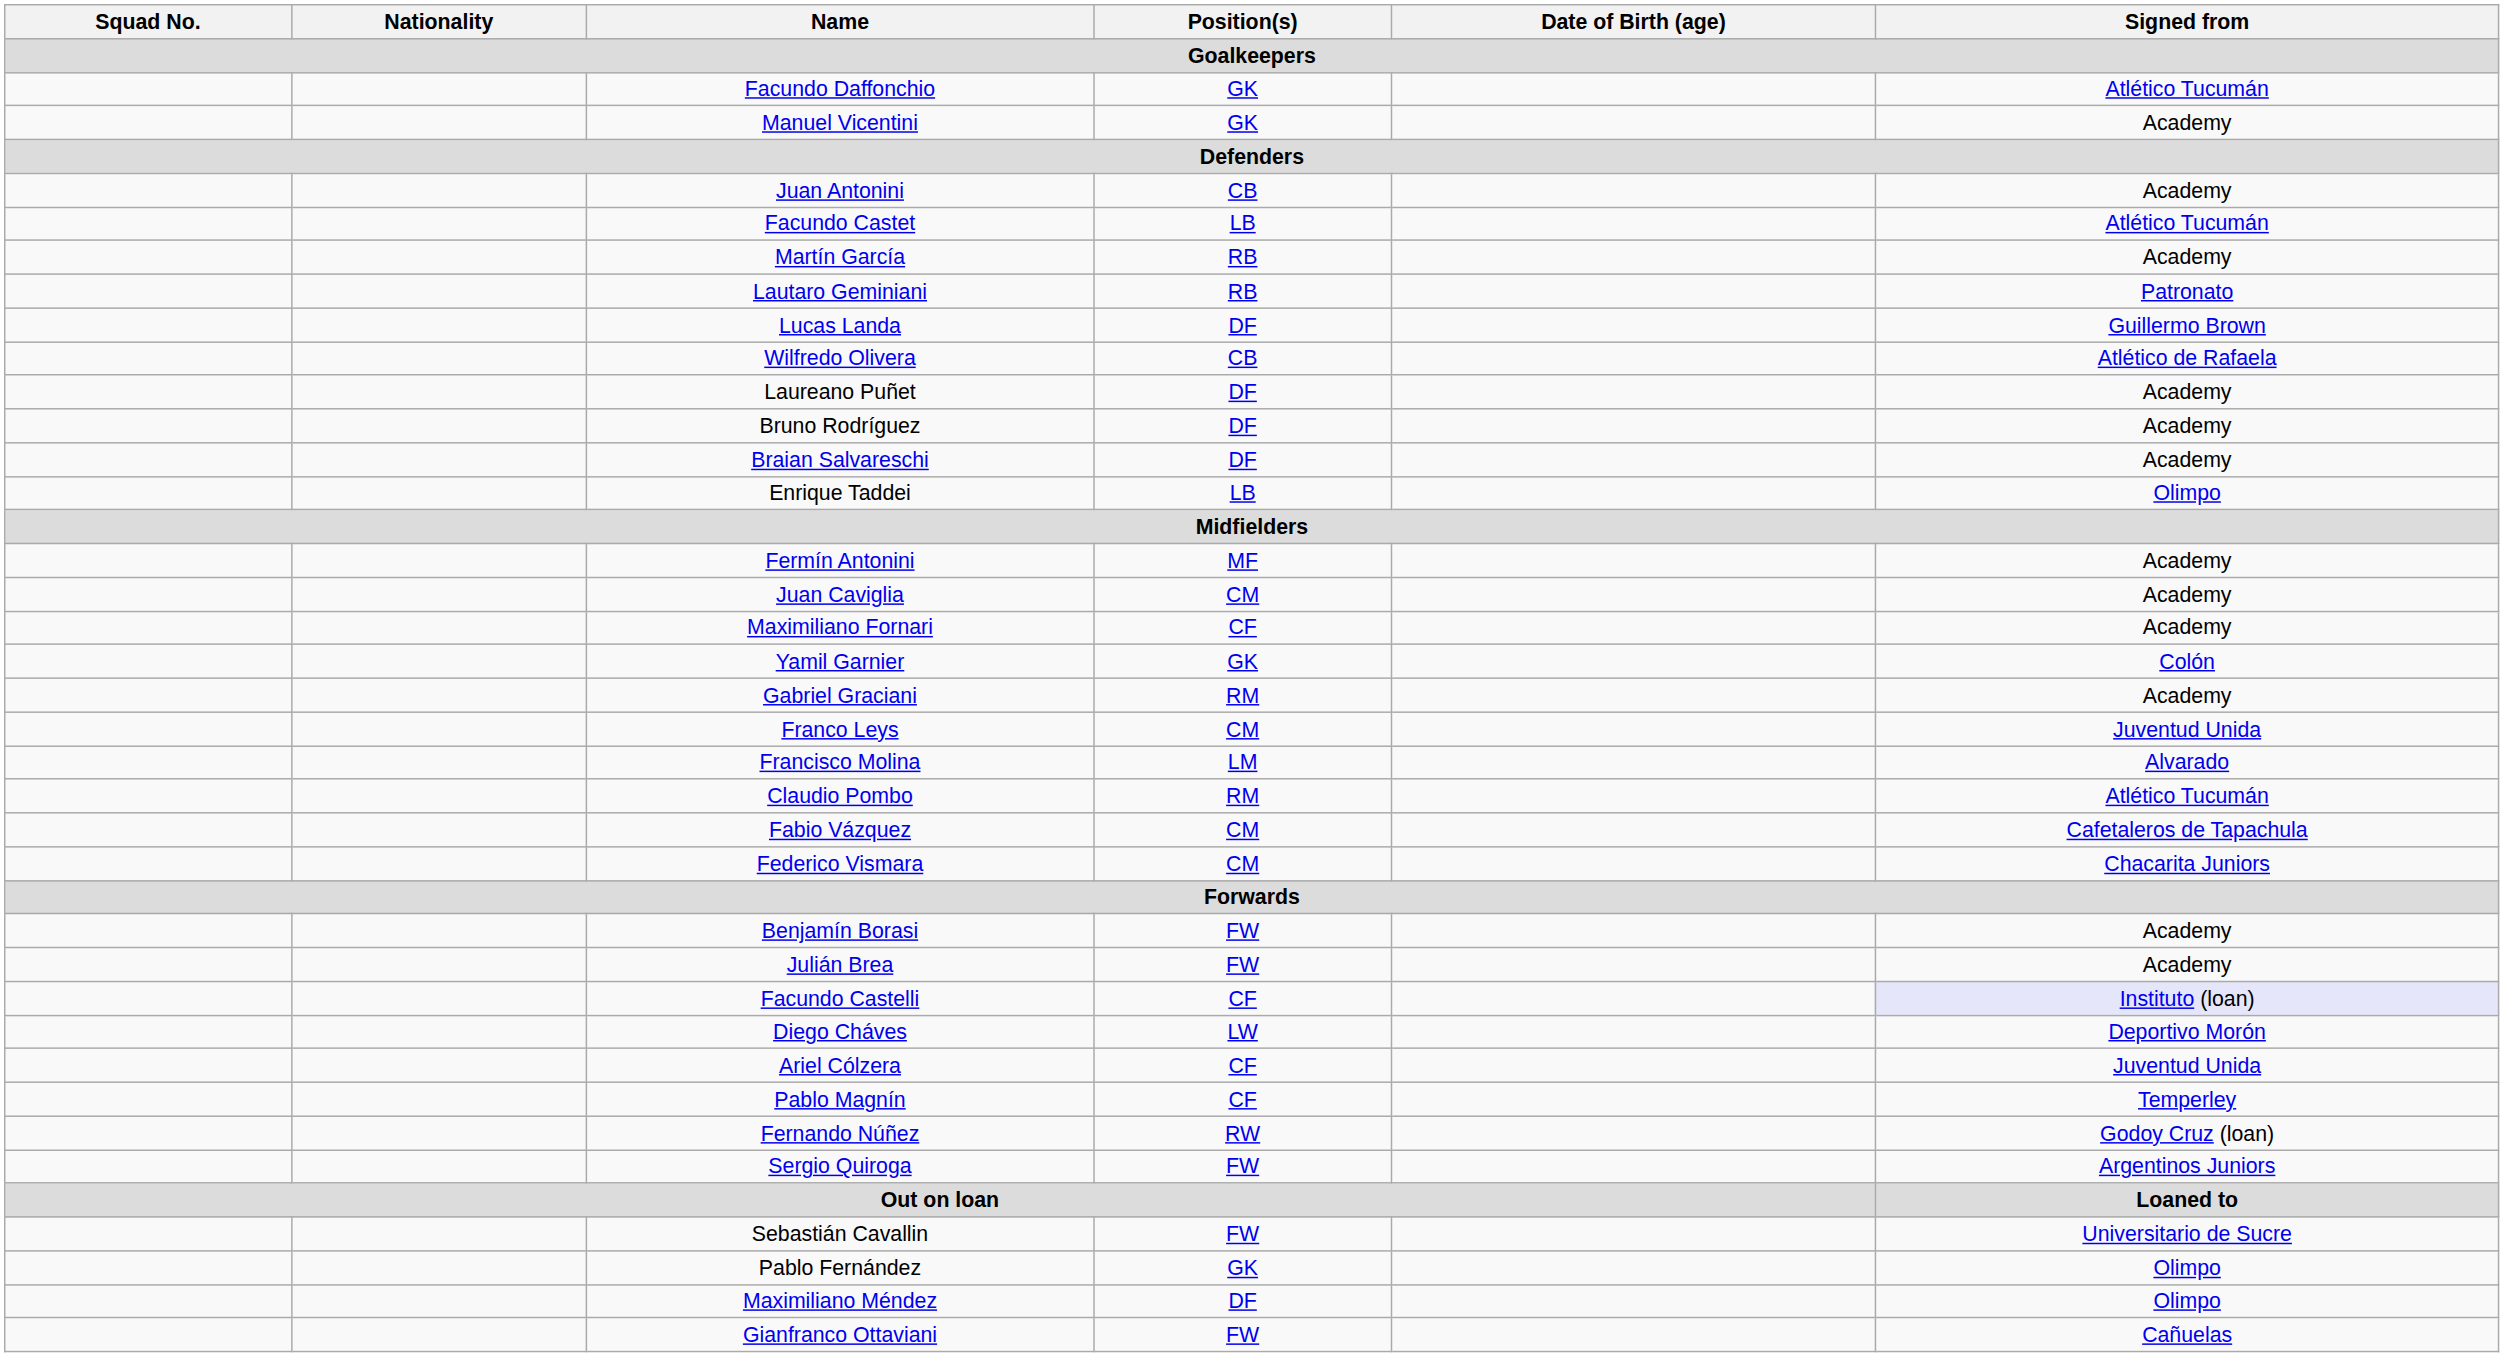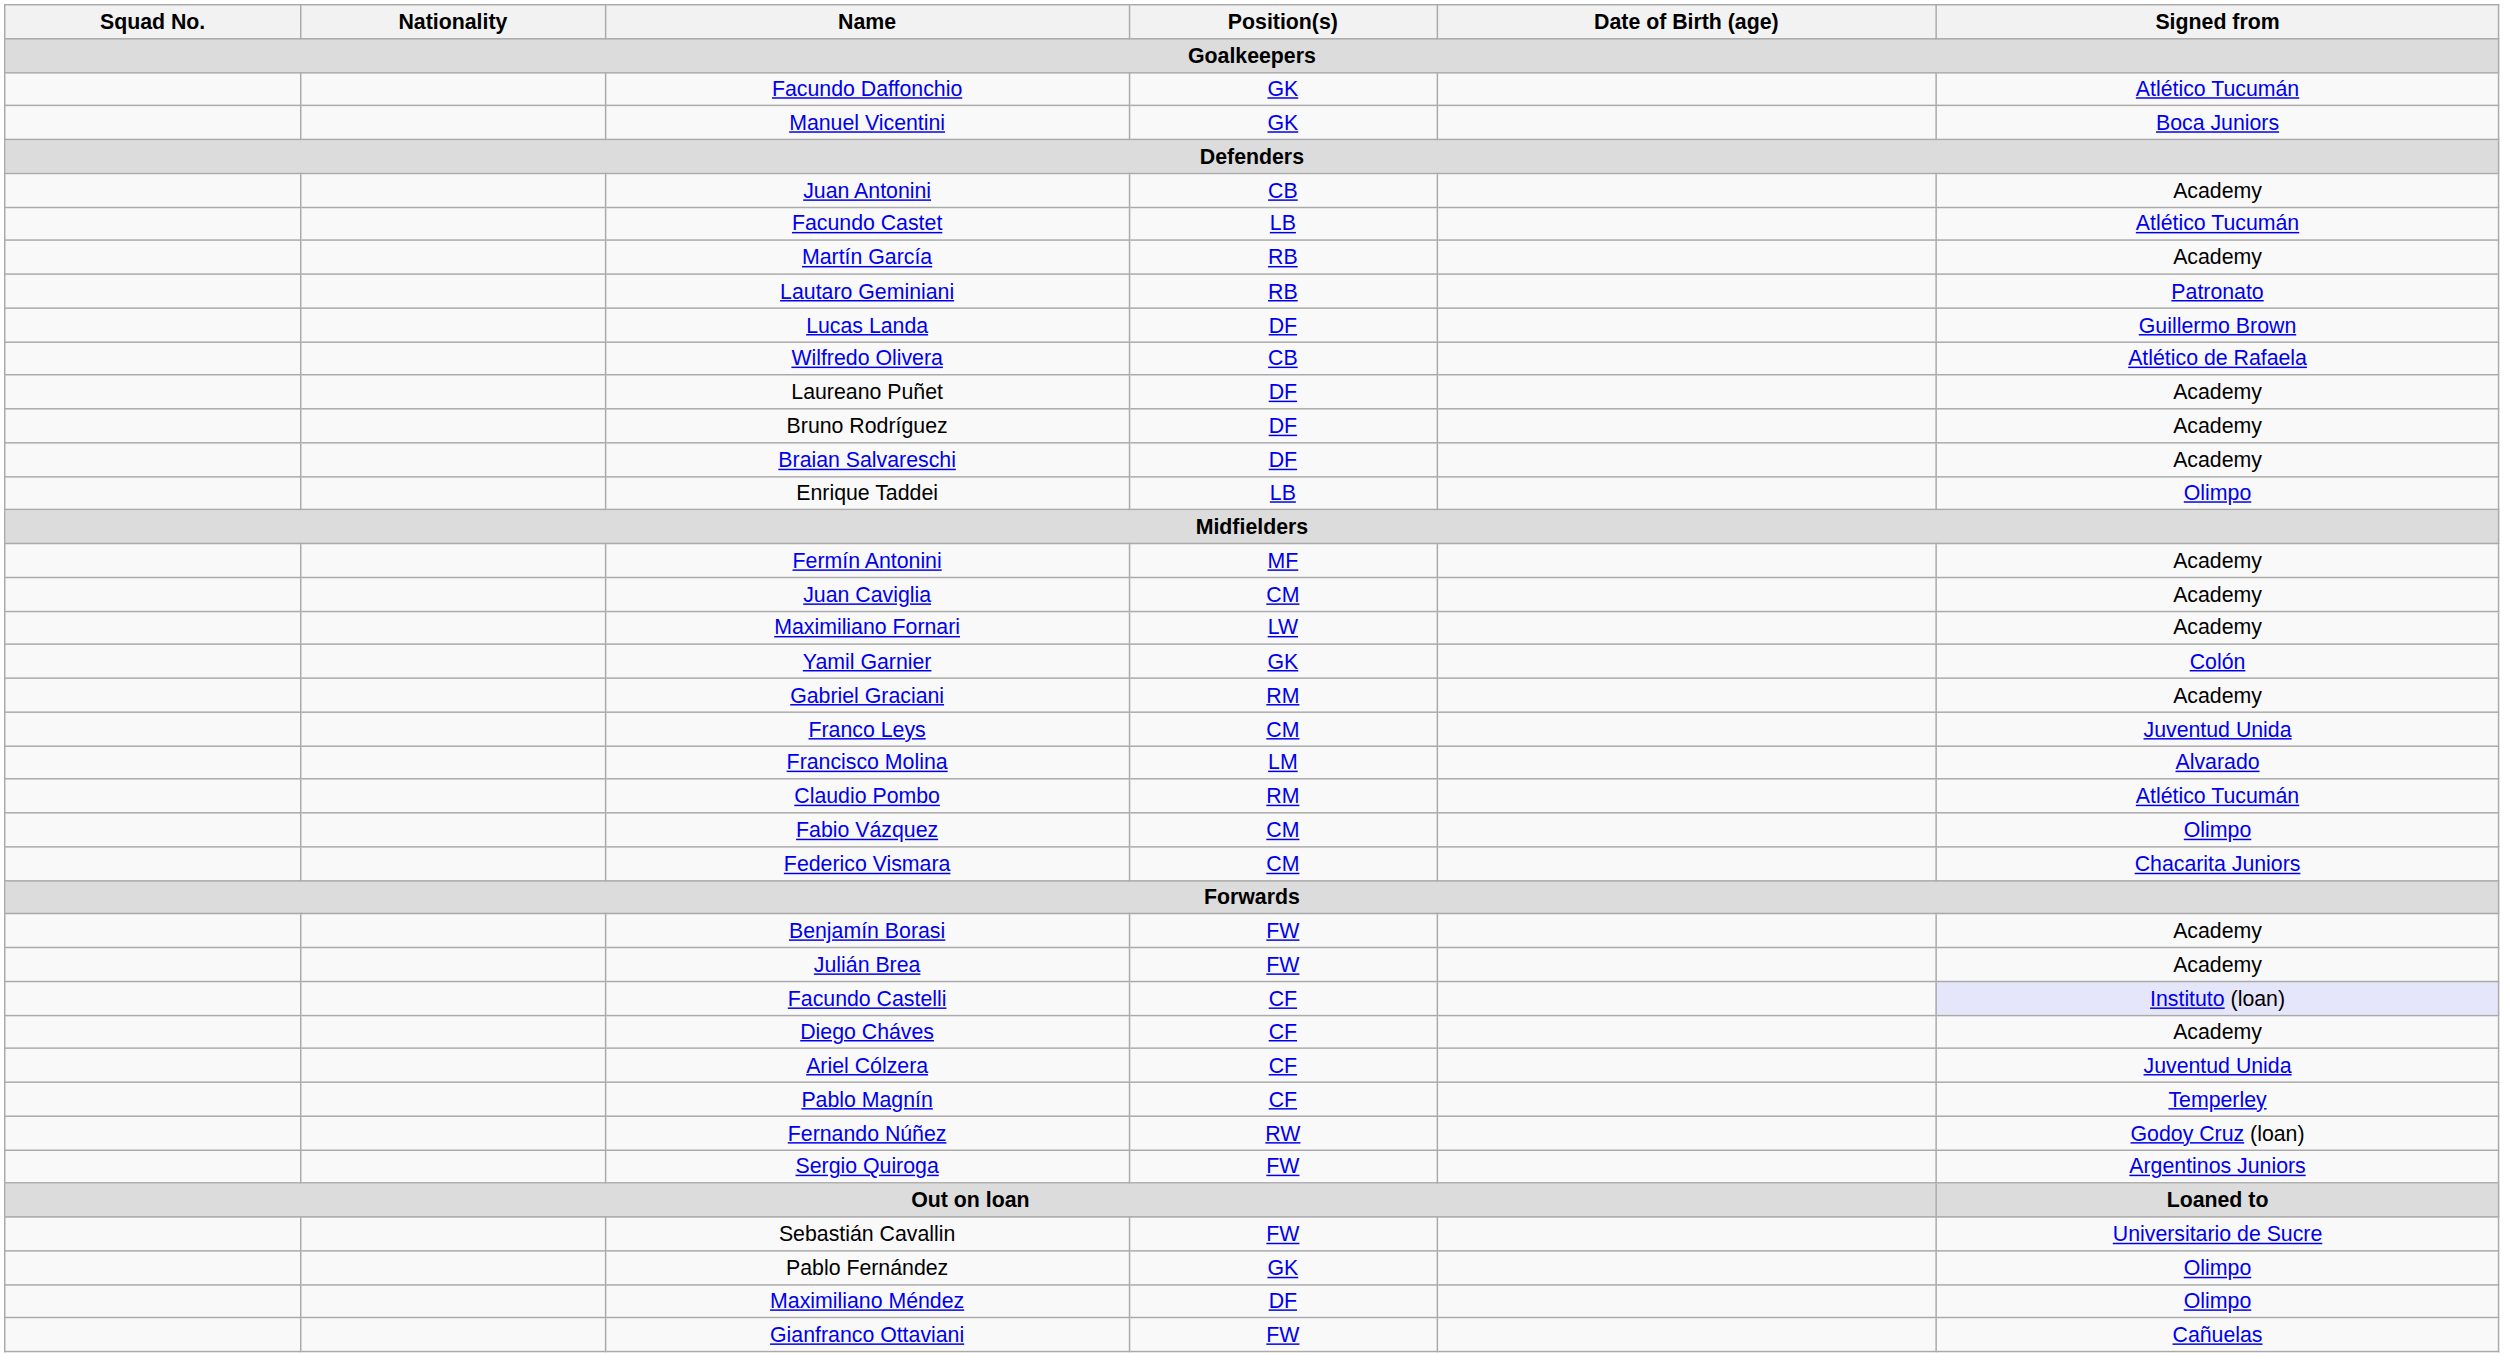(2187, 123) Academy -> (2218, 123) Boca Juniors
(1243, 628) CF -> (1283, 628) LW
(2187, 830) Cafetaleros de Tapachula -> (2218, 830) Olimpo
(1243, 1032) LW -> (1283, 1032) CF
(2187, 1032) Deportivo Morón -> (2218, 1032) Academy
